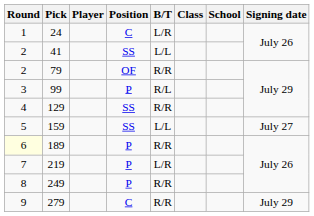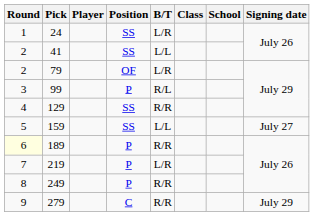(129, 32) C -> (129, 32) SS
(163, 70) R/R -> (163, 70) L/R
